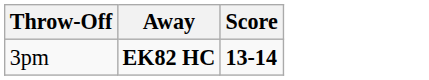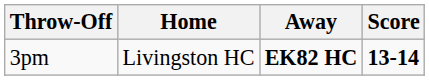+ column: (189, 22)
